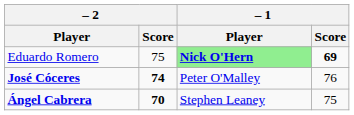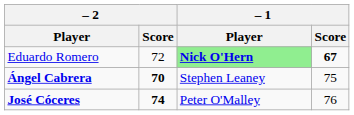(158, 57) 75 -> (158, 57) 72
(330, 57) 69 -> (330, 57) 67
rows swapped: (50, 99) <-> (44, 78)
